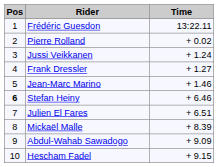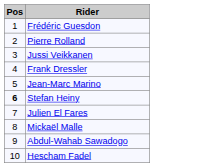- column: (182, 12)
